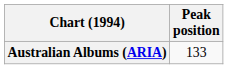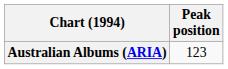(196, 52) 133 -> (196, 52) 123
